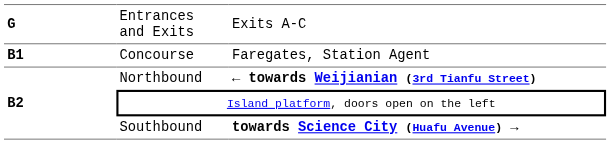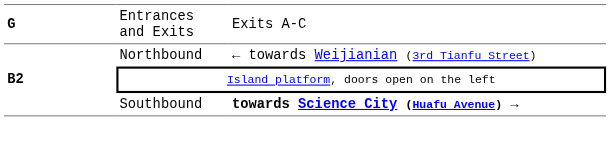- row: (157, 55)
(384, 79) bold -> (384, 55) normal
